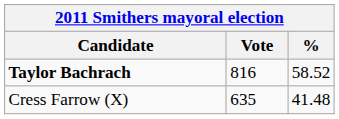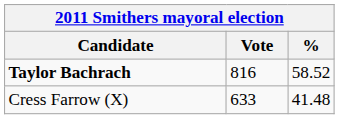(243, 99) 635 -> (243, 99) 633
